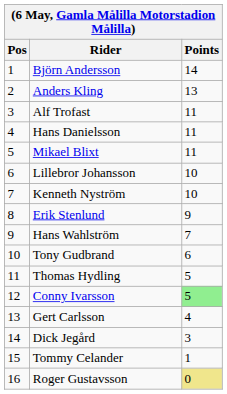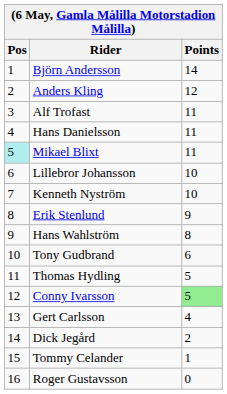(191, 91) 13 -> (191, 91) 12
(11, 152) no background -> (11, 152) paleturquoise background
(188, 234) 7 -> (188, 234) 8
(188, 337) 3 -> (188, 337) 2
(188, 378) khaki background -> (188, 378) no background
